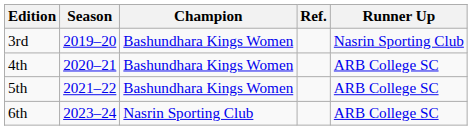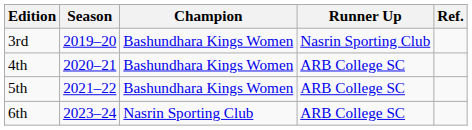columns swapped: (399, 16) <-> (314, 16)
